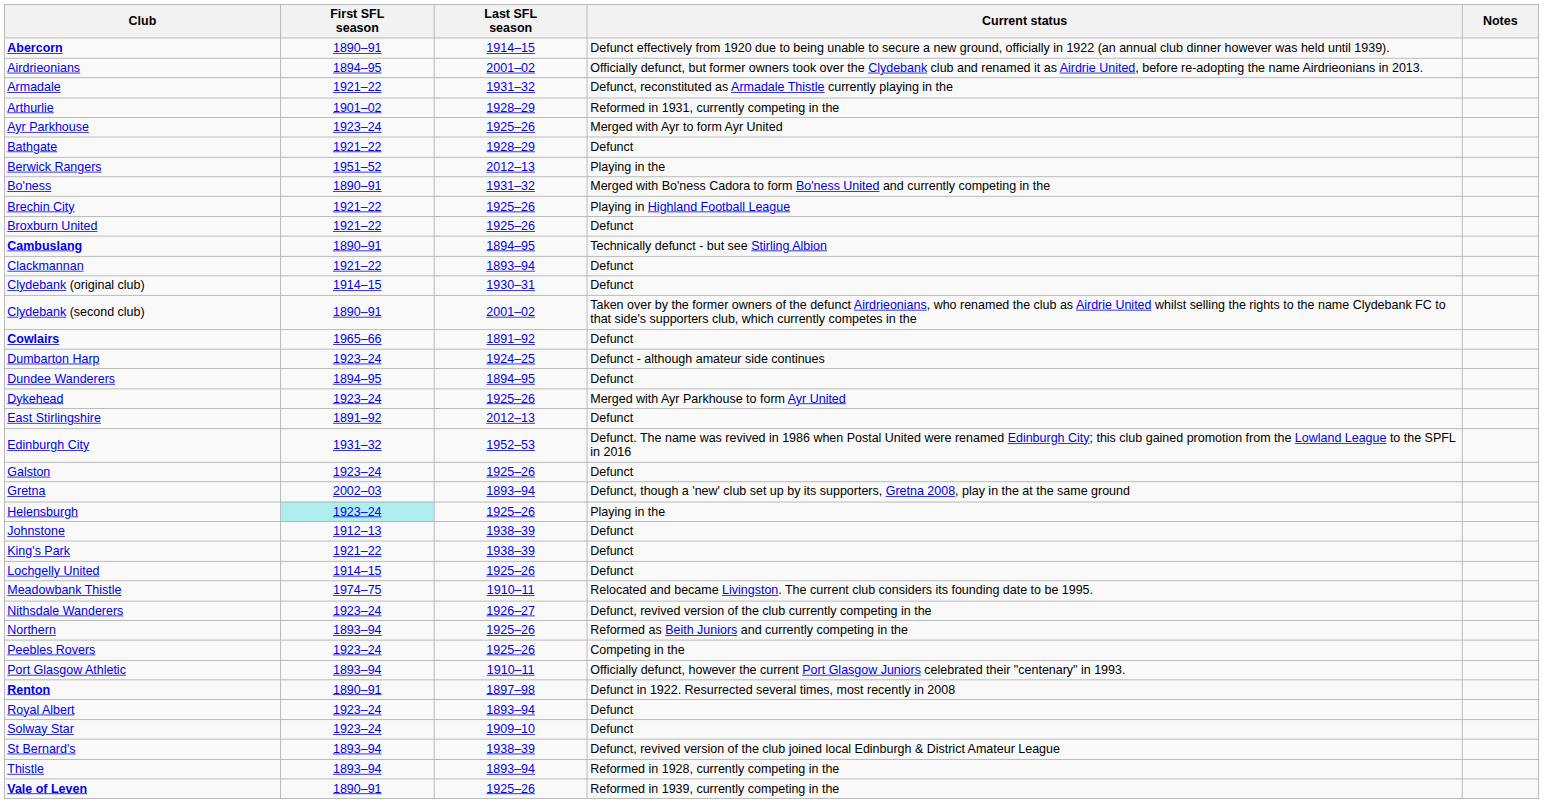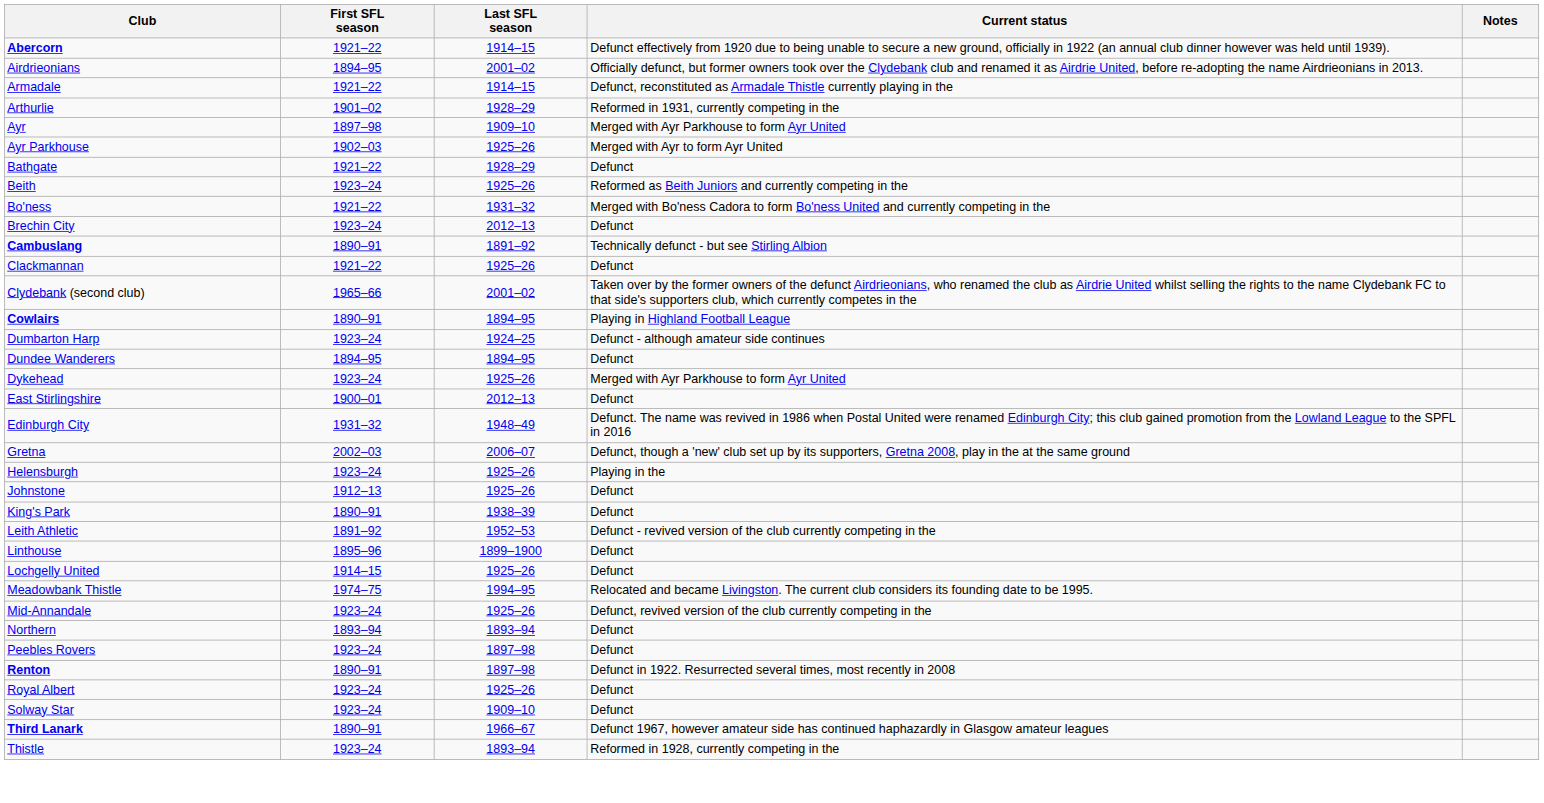(357, 48) 1890–91 -> (357, 48) 1921–22
(511, 87) 1931–32 -> (511, 87) 1914–15
+ row: (17, 127)
(357, 127) 1923–24 -> (357, 147) 1902–03
+ row: (21, 186)
- row: (54, 166)
(357, 186) 1890–91 -> (357, 206) 1921–22
(357, 206) 1921–22 -> (357, 226) 1923–24
(511, 206) 1925–26 -> (511, 226) 2012–13
(690, 206) Playing in Highland Football League -> (612, 226) Defunct
- row: (52, 226)
(511, 246) 1894–95 -> (511, 246) 1891–92
(511, 265) 1893–94 -> (511, 265) 1925–26
- row: (76, 285)
(357, 312) 1890–91 -> (357, 292) 1965–66
(357, 339) 1965–66 -> (357, 319) 1890–91
(511, 339) 1891–92 -> (511, 319) 1894–95
(612, 339) Defunct -> (690, 319) Playing in Highland Football League
(357, 418) 1891–92 -> (357, 398) 1900–01
(511, 445) 1952–53 -> (511, 425) 1948–49
- row: (29, 472)
(511, 491) 1893–94 -> (511, 452) 2006–07
(357, 511) paleturquoise background -> (357, 472) no background
(511, 531) 1938–39 -> (511, 491) 1925–26
(357, 551) 1921–22 -> (357, 511) 1890–91
+ row: (43, 531)
+ row: (34, 551)
(511, 590) 1910–11 -> (511, 590) 1994–95
+ row: (49, 610)
- row: (65, 610)
(511, 630) 1925–26 -> (511, 630) 1893–94
(749, 630) Reformed as Beith Juniors and currently competing in the -> (612, 630) Defunct
(511, 650) 1925–26 -> (511, 650) 1897–98
(637, 650) Competing in the -> (612, 650) Defunct
- row: (67, 670)
(511, 709) 1893–94 -> (511, 689) 1925–26
- row: (41, 749)
+ row: (45, 729)
(357, 769) 1893–94 -> (357, 749) 1923–24
- row: (47, 788)
